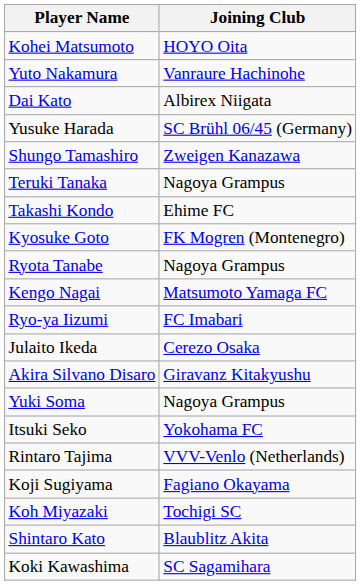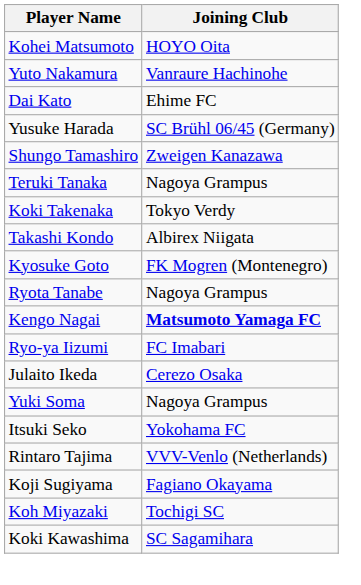(217, 100) Albirex Niigata -> (181, 100) Ehime FC
+ row: (61, 210)
(199, 210) Ehime FC -> (200, 237) Albirex Niigata
(245, 292) normal -> (234, 319) bold
- row: (82, 374)
- row: (57, 538)
